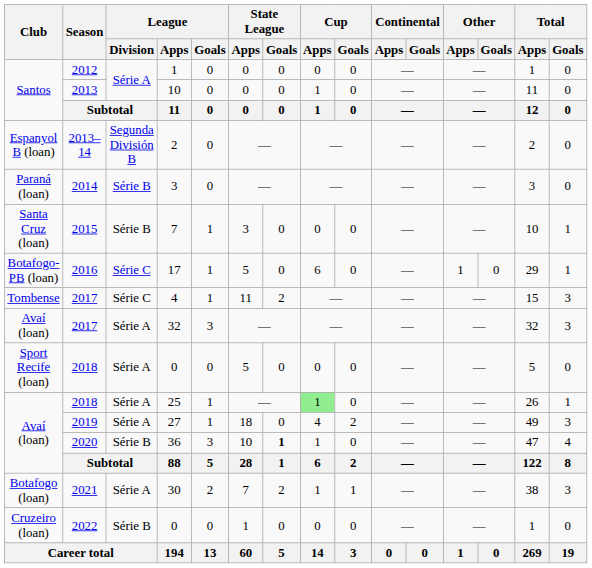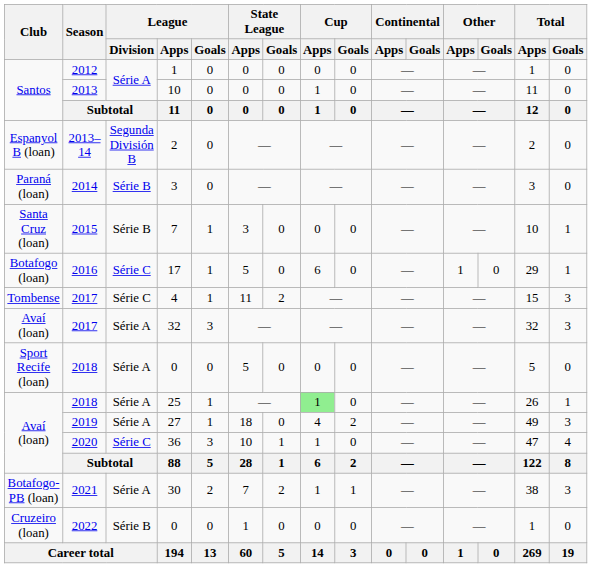(34, 270) Botafogo-PB (loan) -> (34, 270) Botafogo (loan)
(132, 442) Série B -> (132, 442) Série C
(282, 442) bold -> (282, 442) normal
(34, 490) Botafogo (loan) -> (34, 490) Botafogo-PB (loan)
